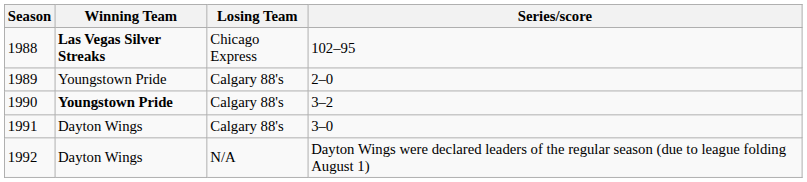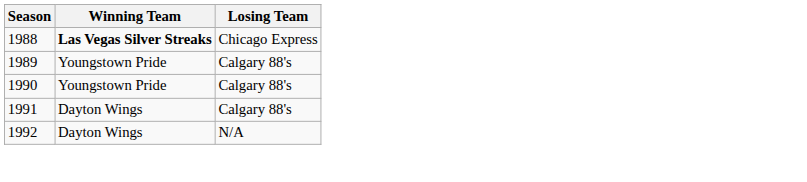- column: (555, 16)
(115, 102) bold -> (112, 86) normal
